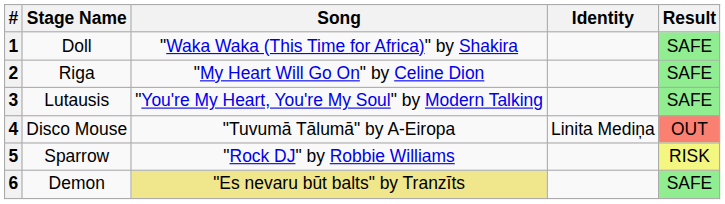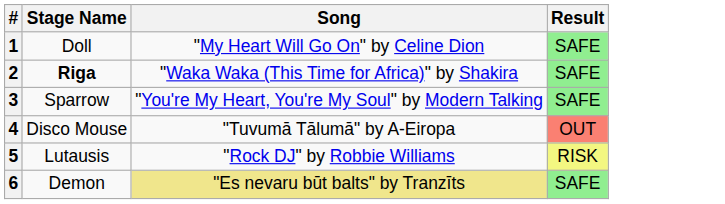- column: (603, 18)
(339, 45) "Waka Waka (This Time for Africa)" by Shakira -> (339, 45) "My Heart Will Go On" by Celine Dion
(77, 73) normal -> (77, 73) bold
(339, 73) "My Heart Will Go On" by Celine Dion -> (339, 73) "Waka Waka (This Time for Africa)" by Shakira
(77, 101) Lutausis -> (77, 101) Sparrow
(77, 156) Sparrow -> (77, 156) Lutausis
